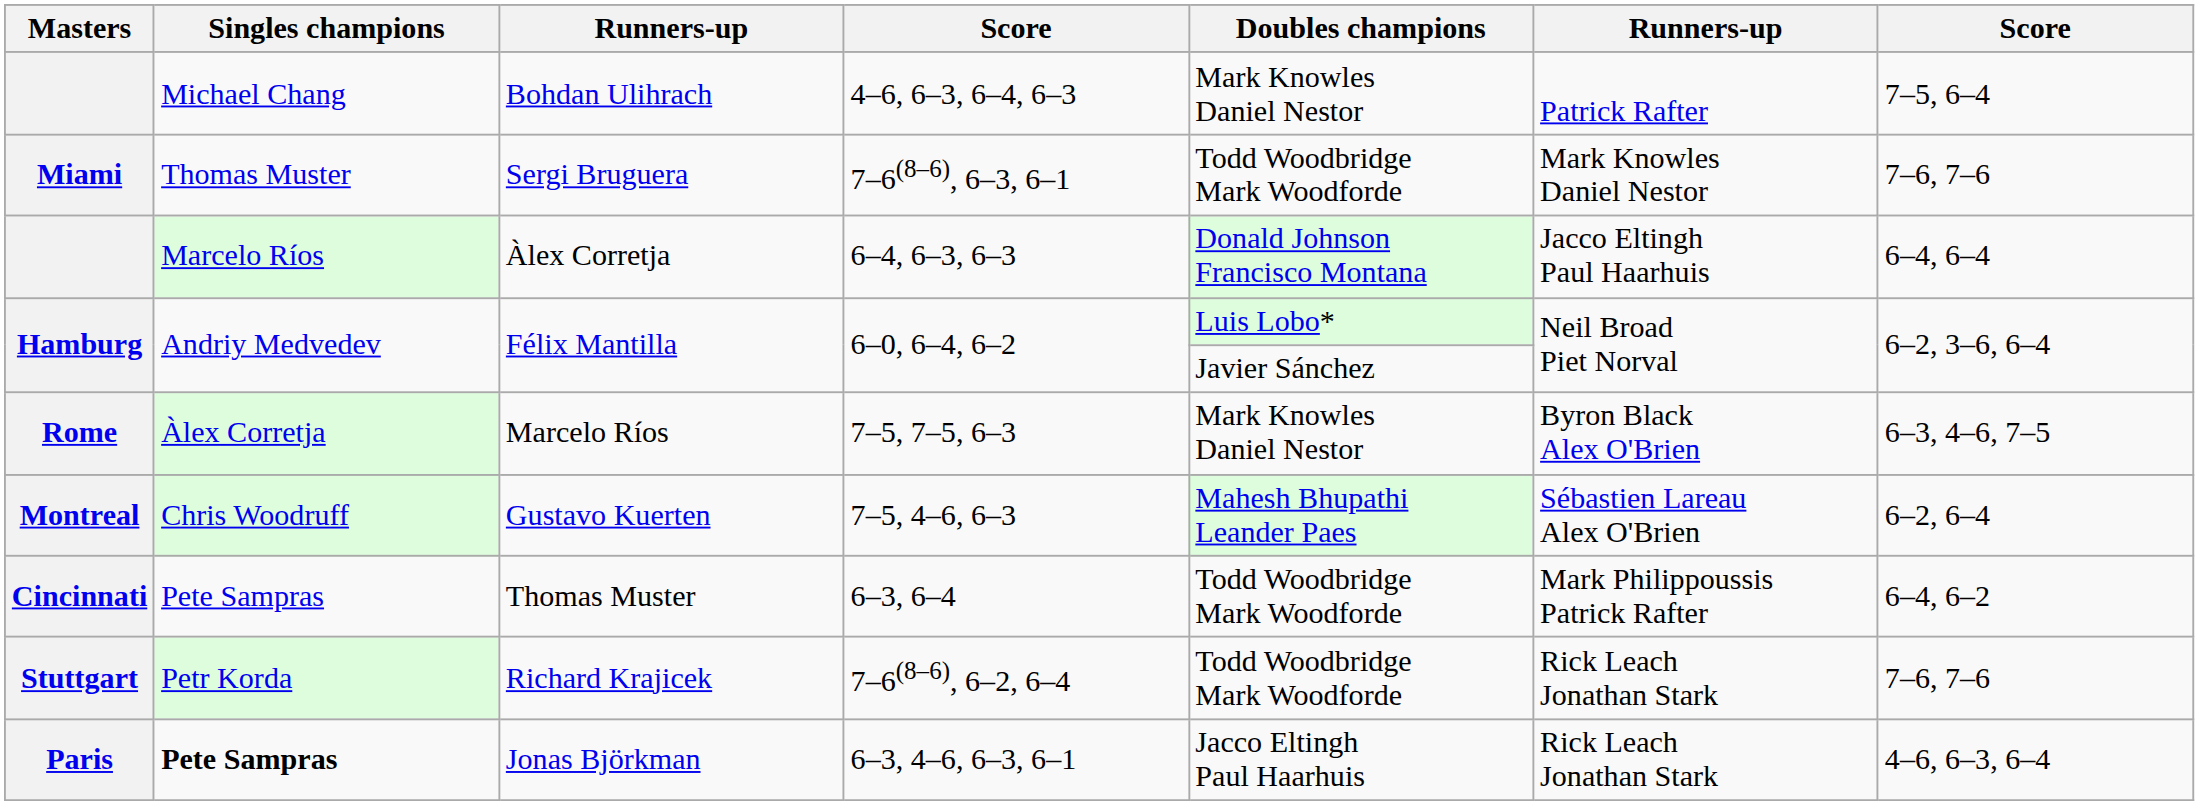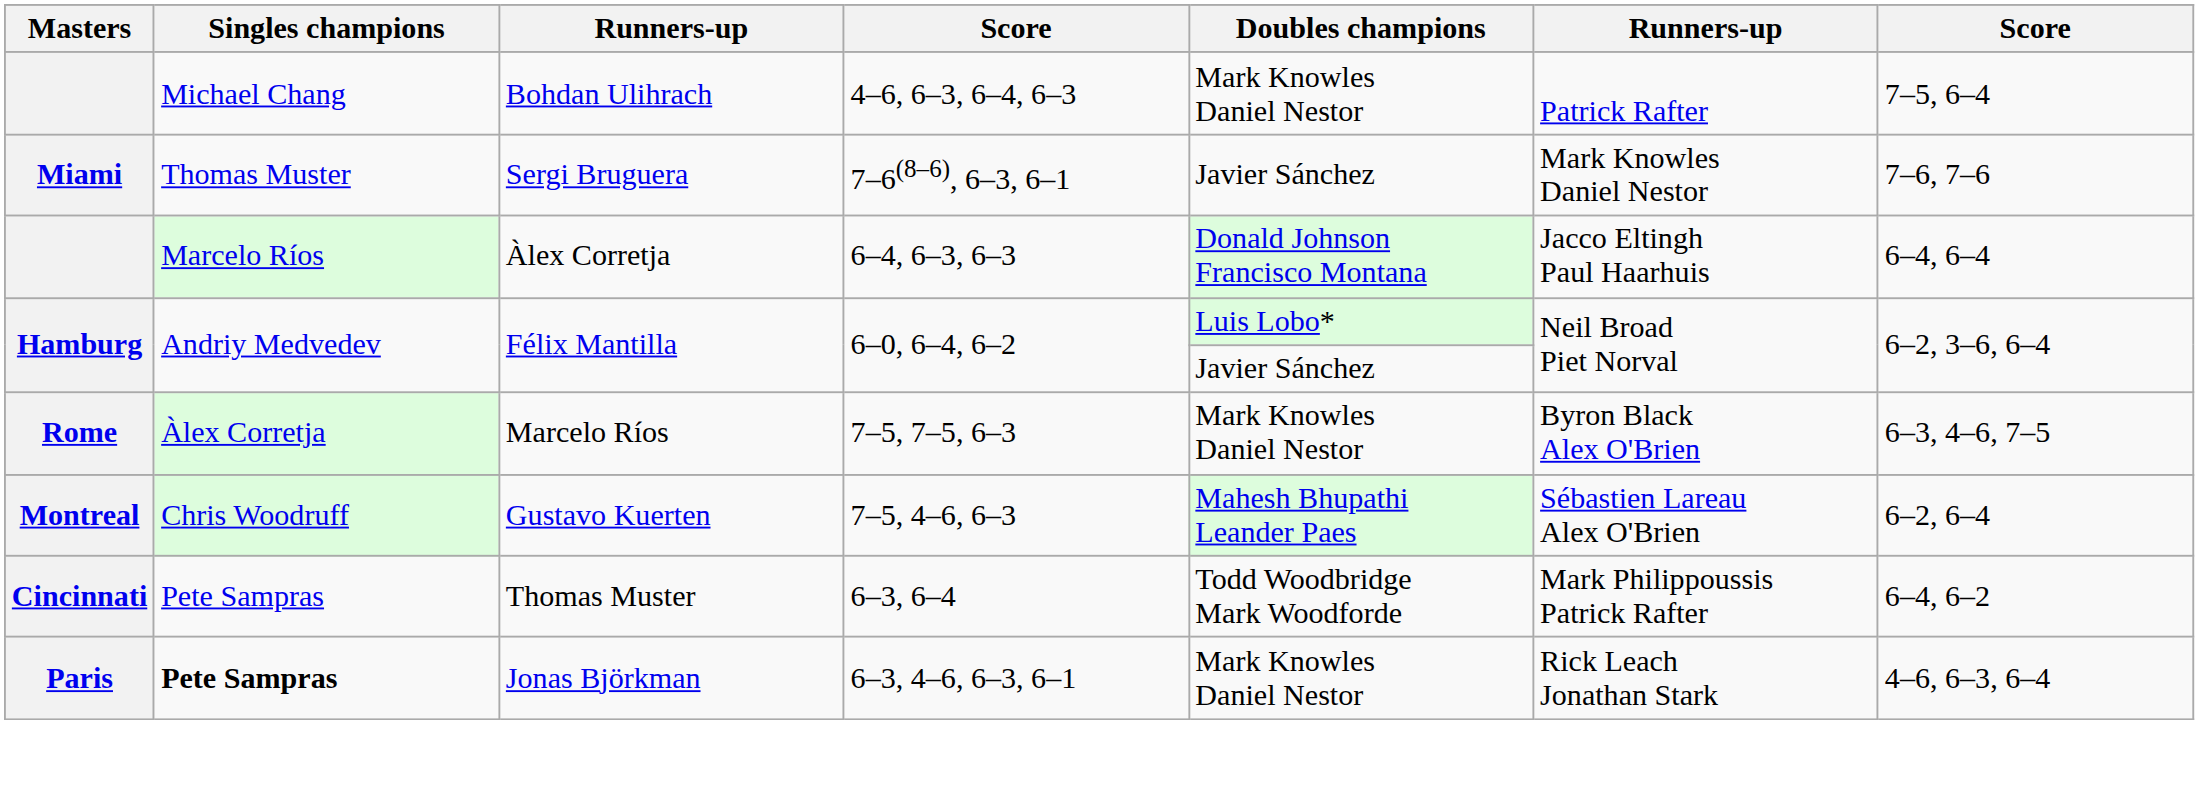(1304, 174) Todd Woodbridge Mark Woodforde -> (1285, 174) Javier Sánchez
- row: (609, 677)
(1280, 759) Jacco Eltingh Paul Haarhuis -> (1285, 677) Mark Knowles Daniel Nestor
